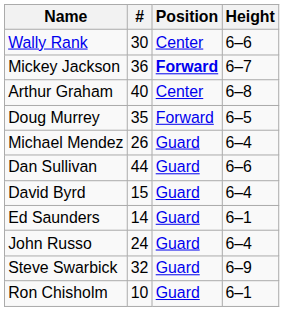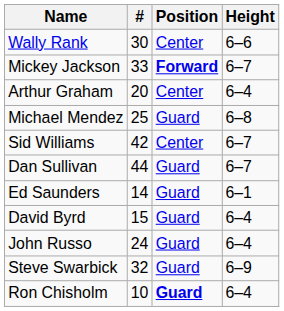(140, 67) 36 -> (140, 67) 33
(140, 92) 40 -> (140, 92) 20
(239, 92) 6–8 -> (239, 92) 6–4
- row: (54, 117)
(140, 142) 26 -> (140, 117) 25
(239, 142) 6–4 -> (239, 117) 6–8
+ row: (51, 142)
(239, 167) 6–6 -> (239, 167) 6–7
rows swapped: (54, 218) <-> (47, 192)
(178, 293) normal -> (179, 293) bold
(239, 293) 6–1 -> (239, 293) 6–4
